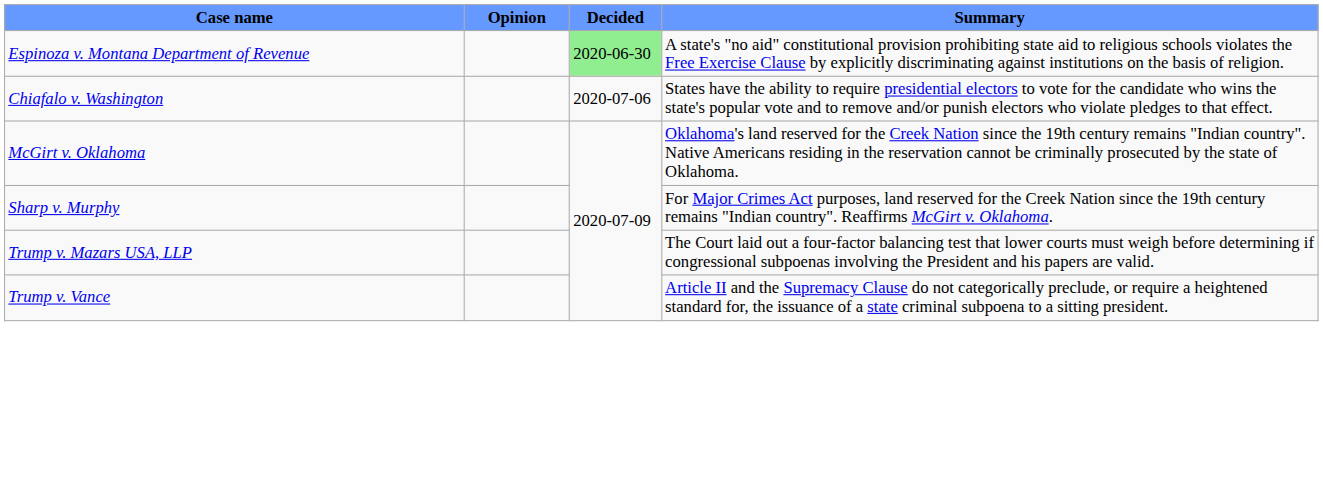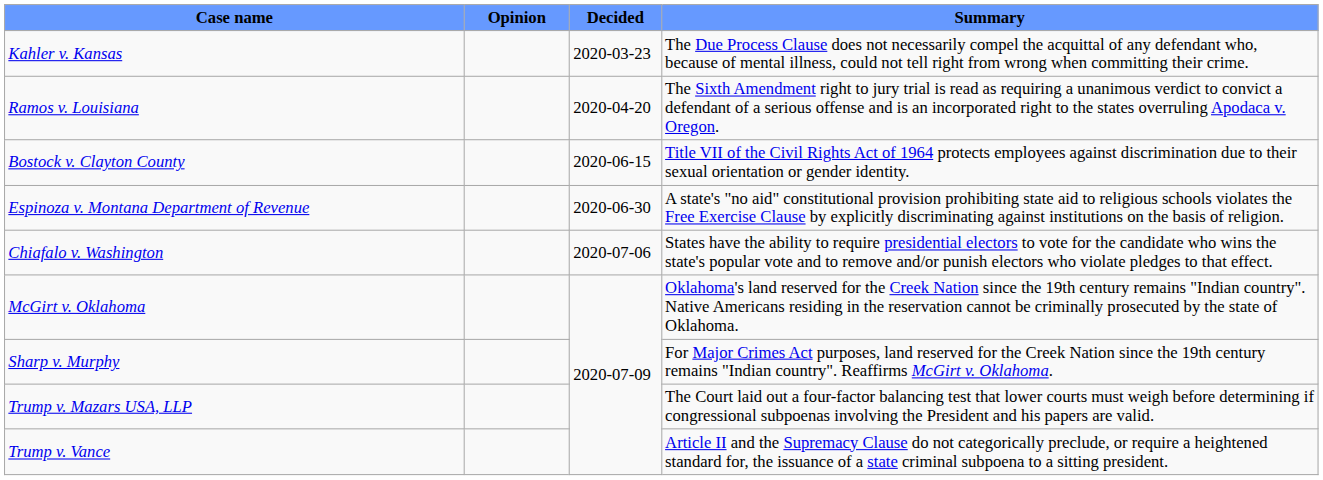+ row: (65, 53)
+ row: (74, 107)
+ row: (96, 162)
(612, 53) lightgreen background -> (612, 207) no background
